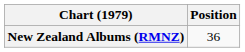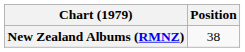(213, 36) 36 -> (213, 36) 38
